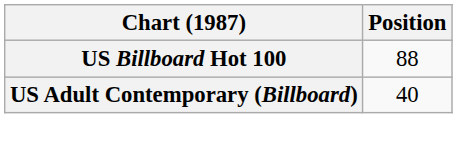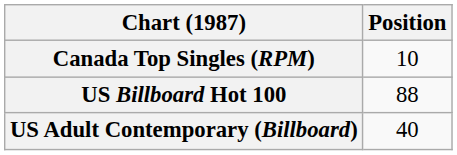+ row: (184, 58)
